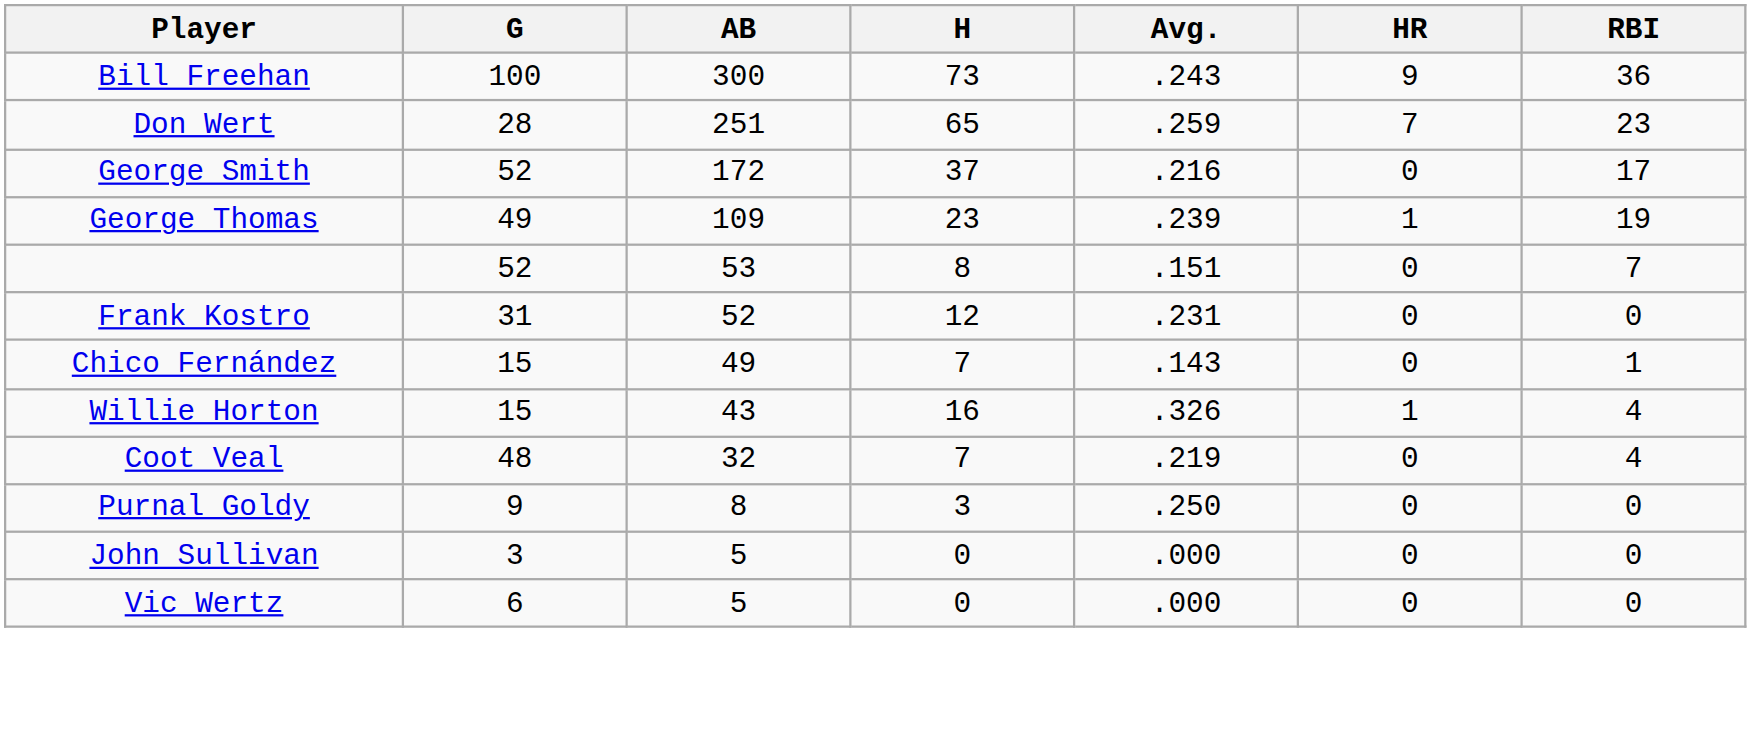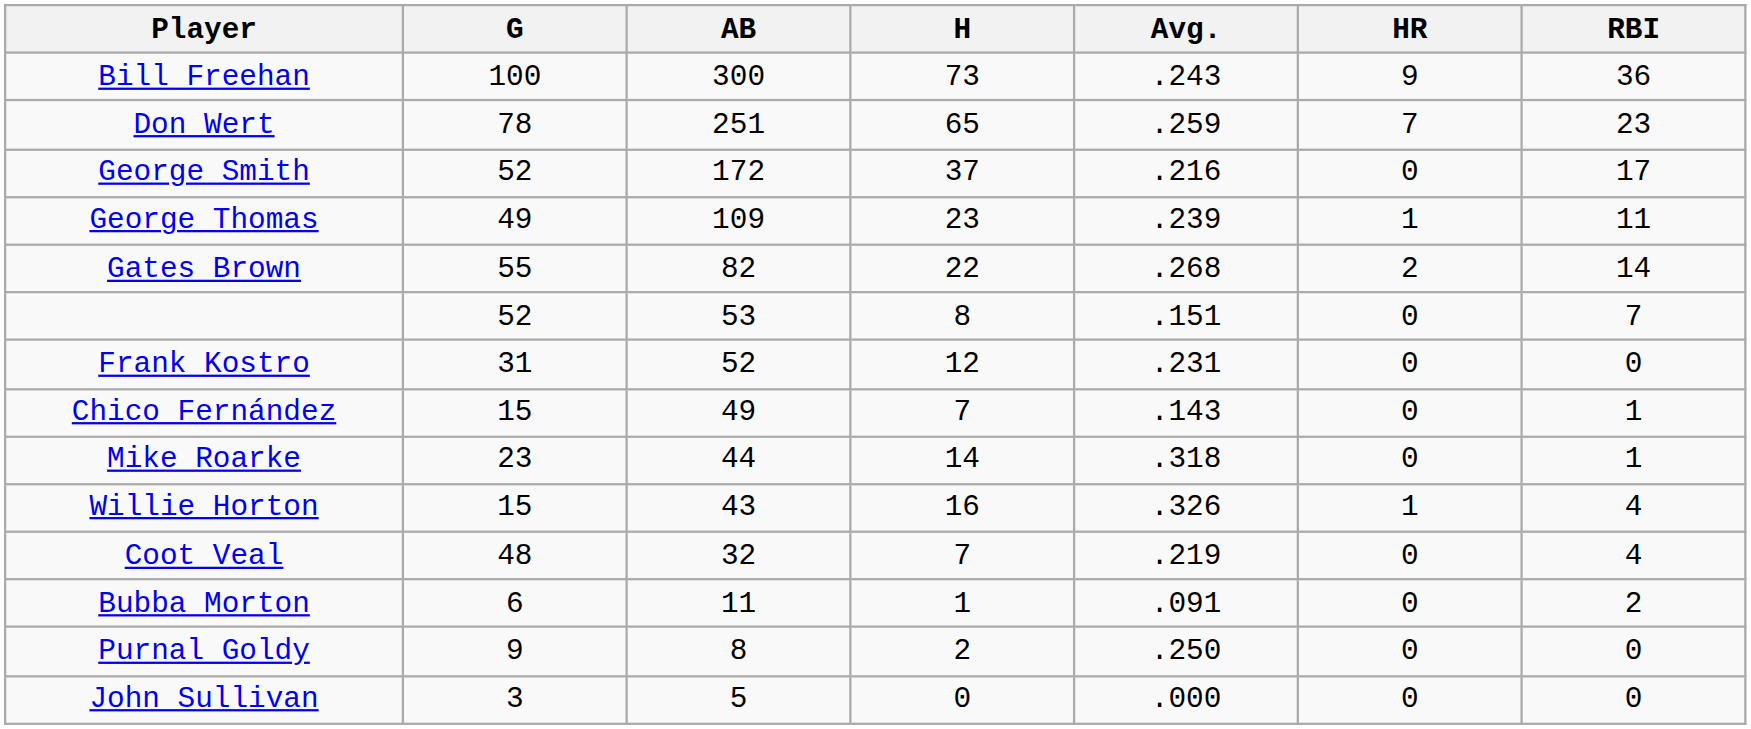(515, 125) 28 -> (515, 125) 78
(1634, 221) 19 -> (1634, 221) 11
+ row: (204, 268)
+ row: (204, 460)
+ row: (204, 604)
(962, 508) 3 -> (962, 652) 2
- row: (204, 604)
